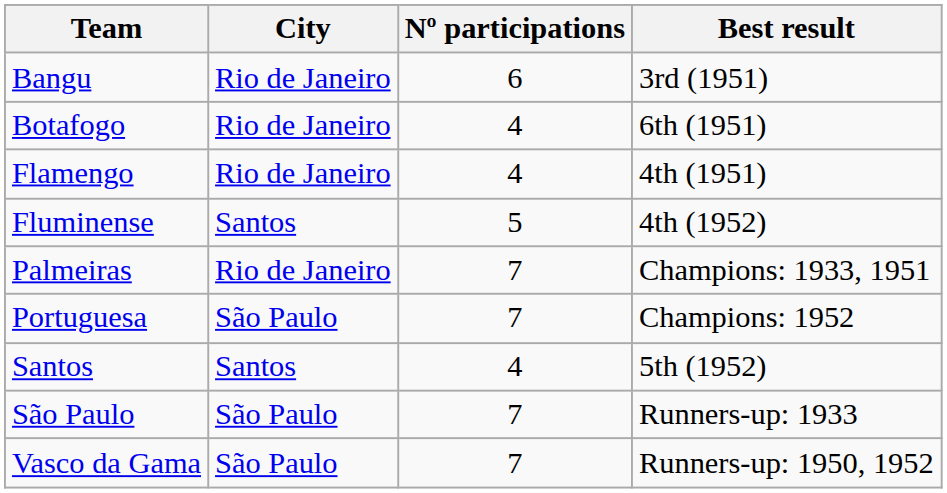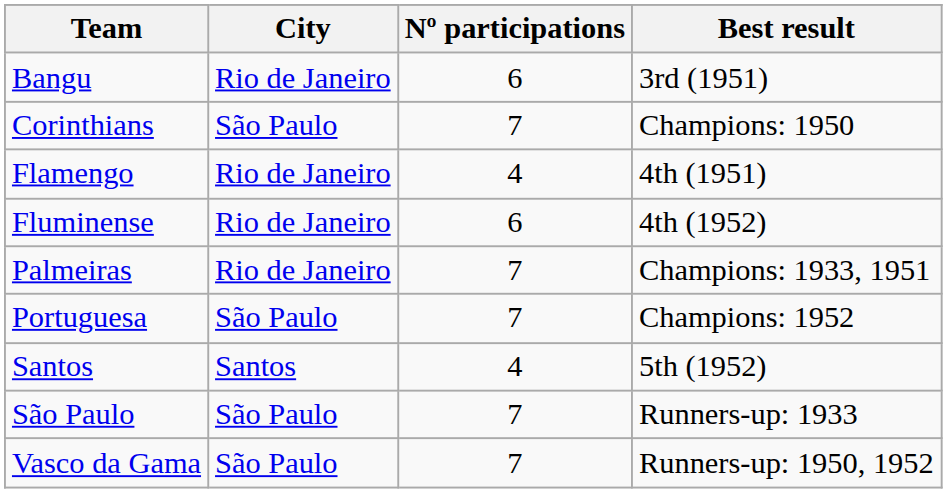- row: (69, 125)
+ row: (83, 125)
(256, 221) Santos -> (303, 221) Rio de Janeiro
(515, 221) 5 -> (515, 221) 6
